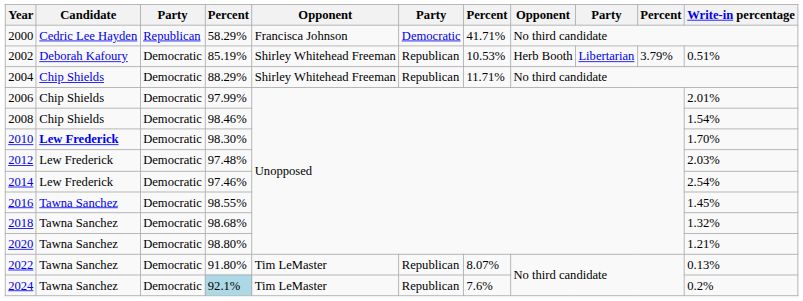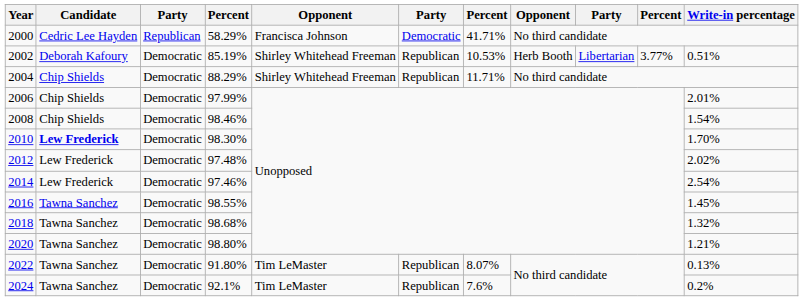(657, 56) 3.79% -> (657, 56) 3.77%
(703, 160) 2.03% -> (703, 160) 2.02%
(224, 285) lightblue background -> (224, 285) no background
